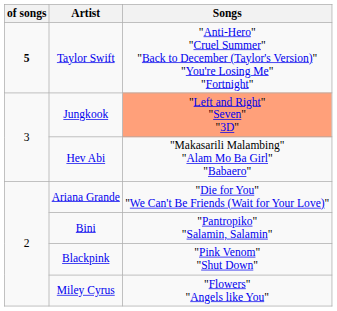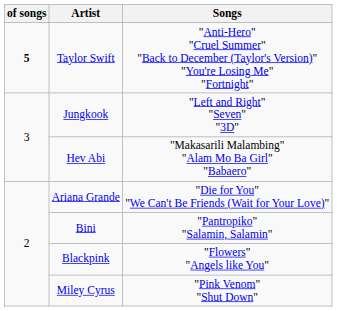(227, 114) lightsalmon background -> (227, 114) no background
(227, 259) "Pink Venom" "Shut Down" -> (227, 259) "Flowers" "Angels like You"
(227, 290) "Flowers" "Angels like You" -> (227, 290) "Pink Venom" "Shut Down"
